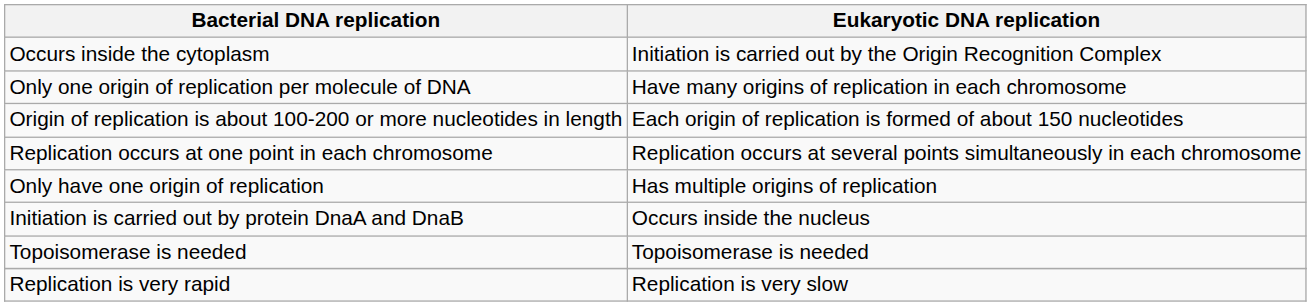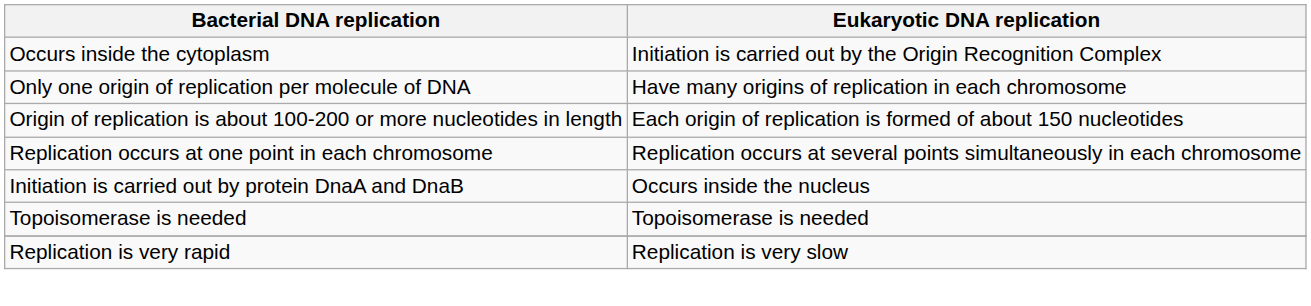- row: (167, 185)
